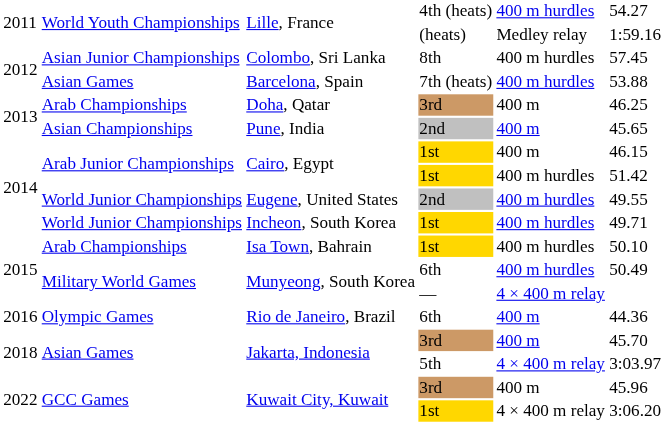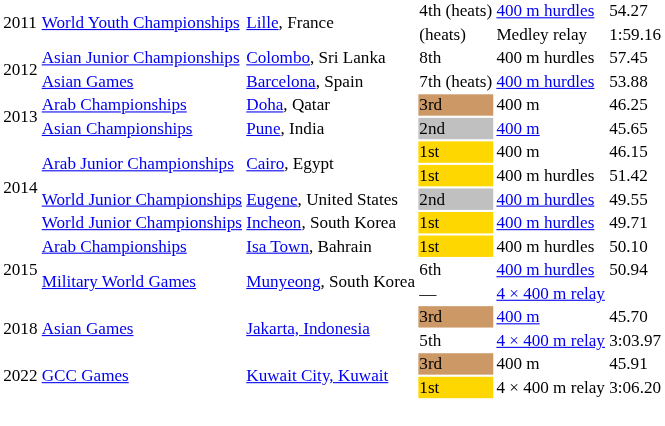(628, 269) 50.49 -> (628, 269) 50.94
- row: (321, 316)
(628, 387) 45.96 -> (628, 363) 45.91
